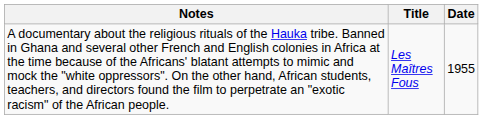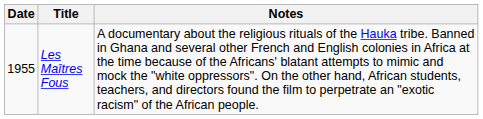columns swapped: (461, 14) <-> (196, 14)
